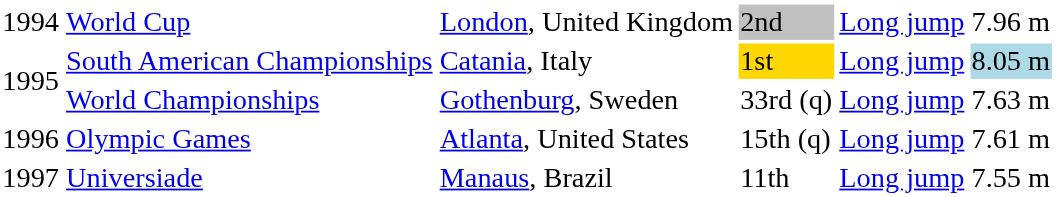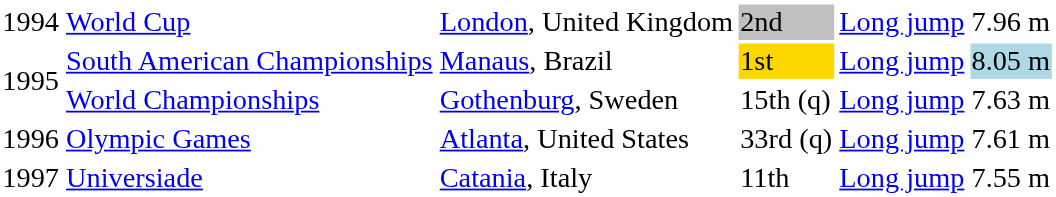(516, 60) Catania, Italy -> (526, 60) Manaus, Brazil
(786, 99) 33rd (q) -> (785, 99) 15th (q)
(785, 138) 15th (q) -> (786, 138) 33rd (q)
(526, 177) Manaus, Brazil -> (516, 177) Catania, Italy
